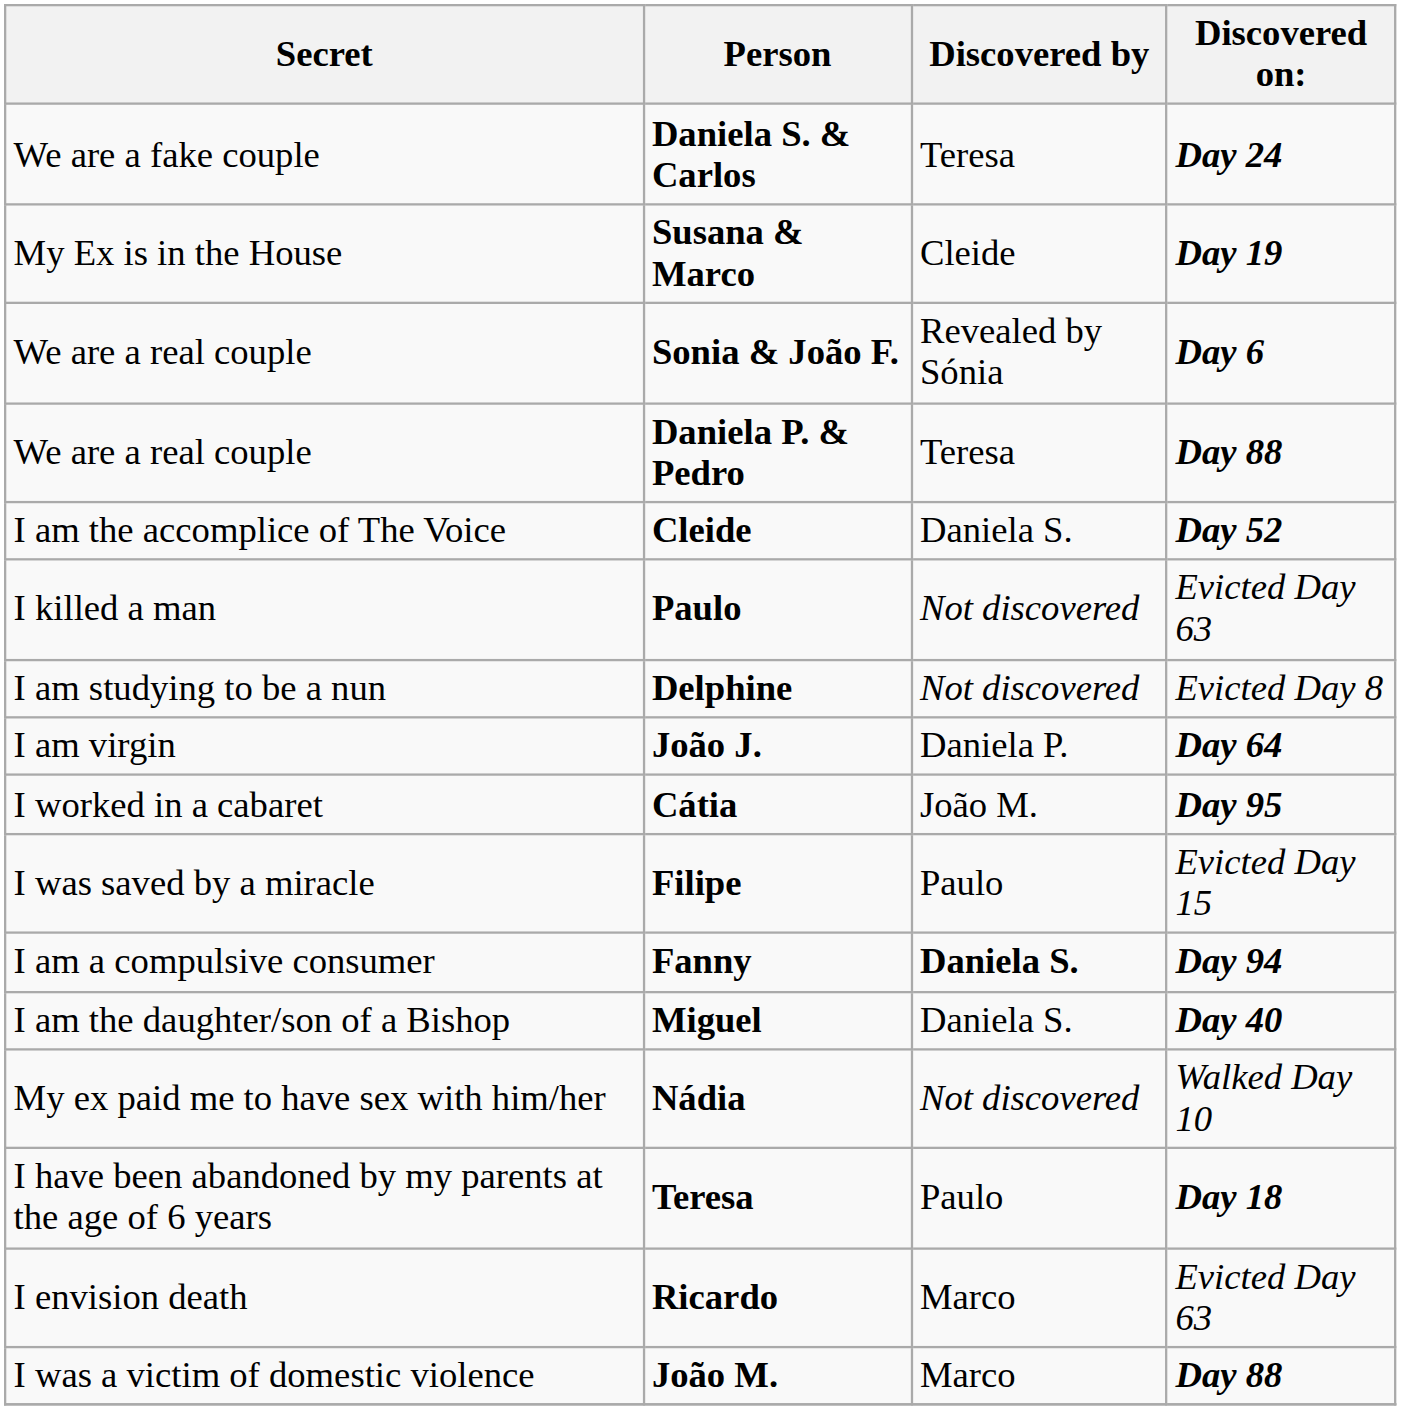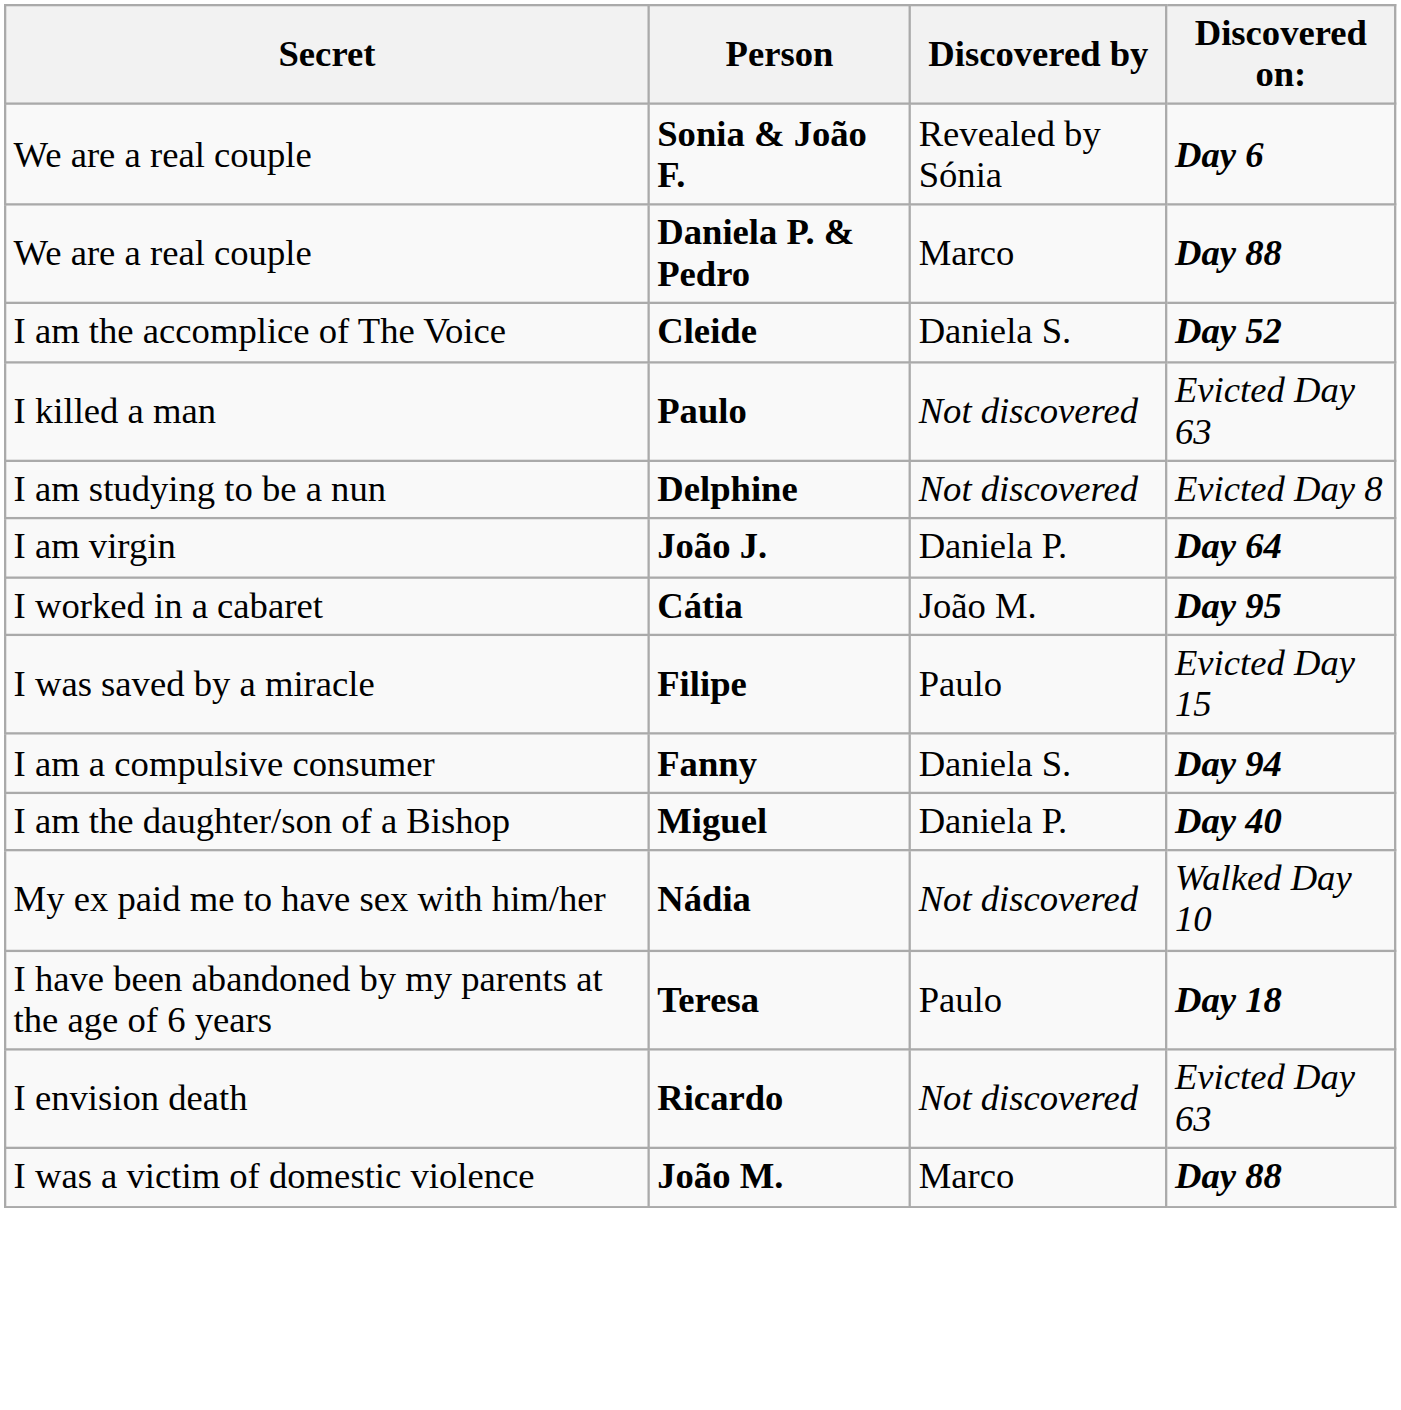- row: (751, 153)
- row: (728, 252)
(967, 451) Teresa -> (966, 252) Marco
(999, 961) bold -> (995, 762) normal
(996, 1019) Daniela S. -> (993, 820) Daniela P.
(968, 1296) Marco -> (1028, 1098) Not discovered
